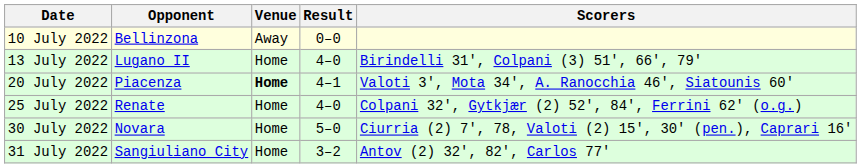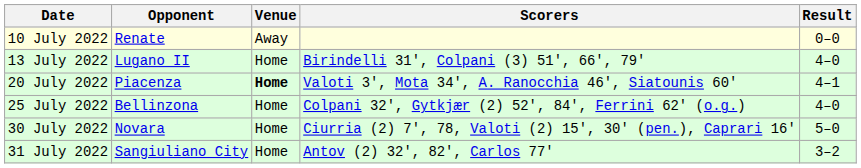columns swapped: (328, 16) <-> (606, 16)
(156, 39) Bellinzona -> (140, 39) Renate
(140, 107) Renate -> (156, 107) Bellinzona
